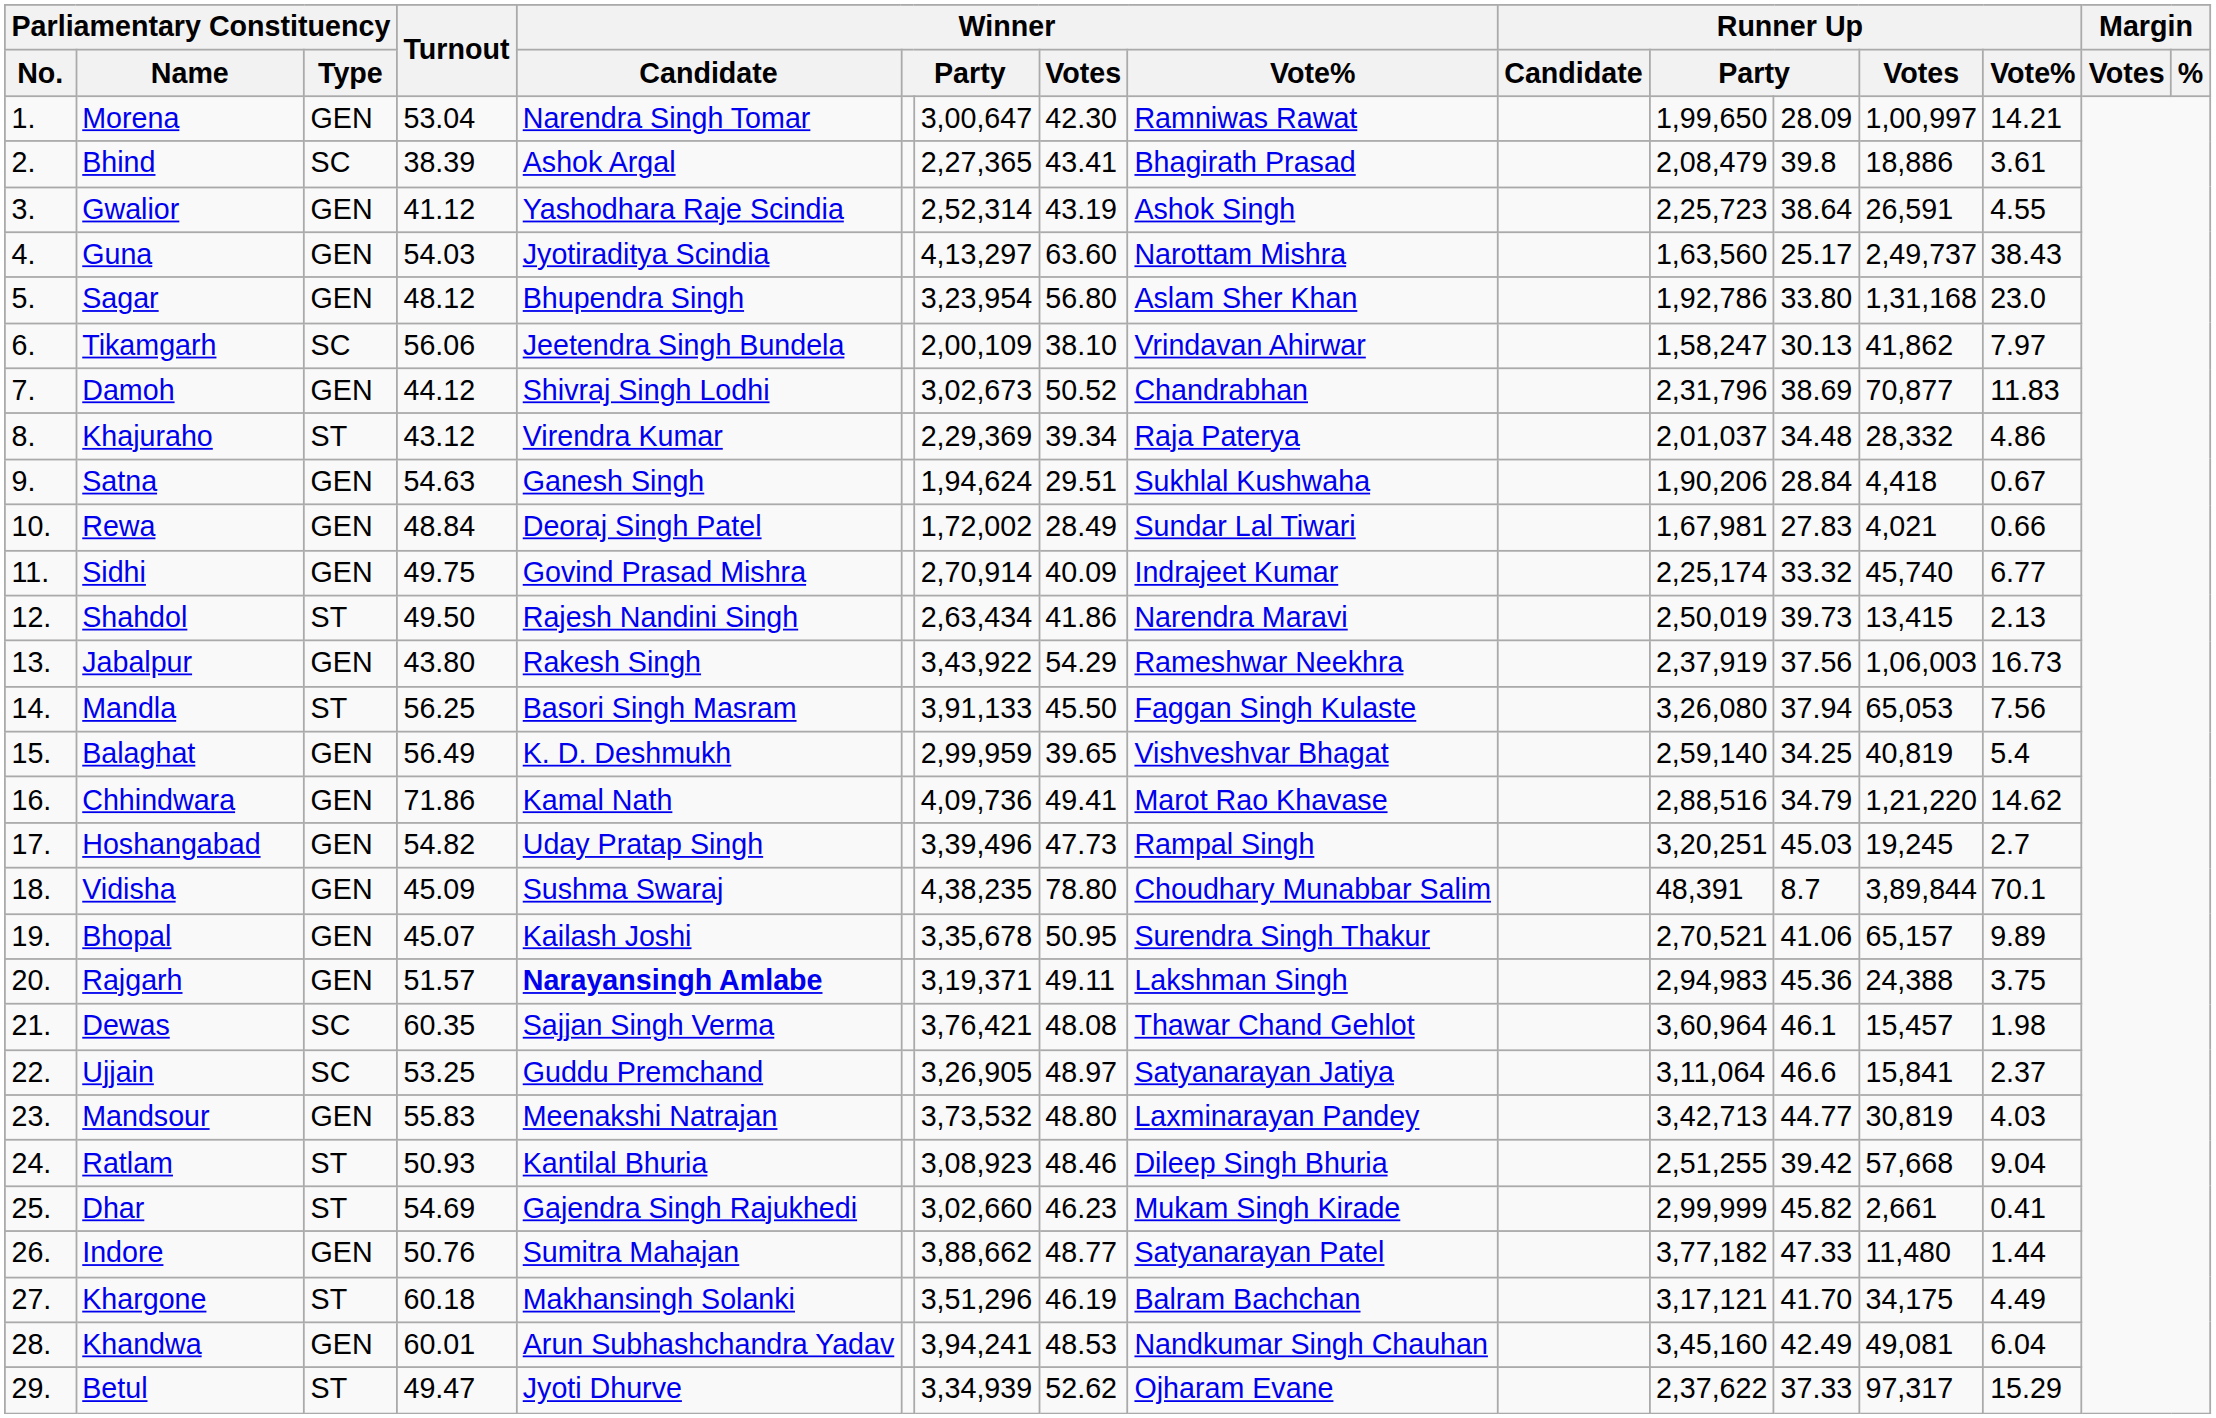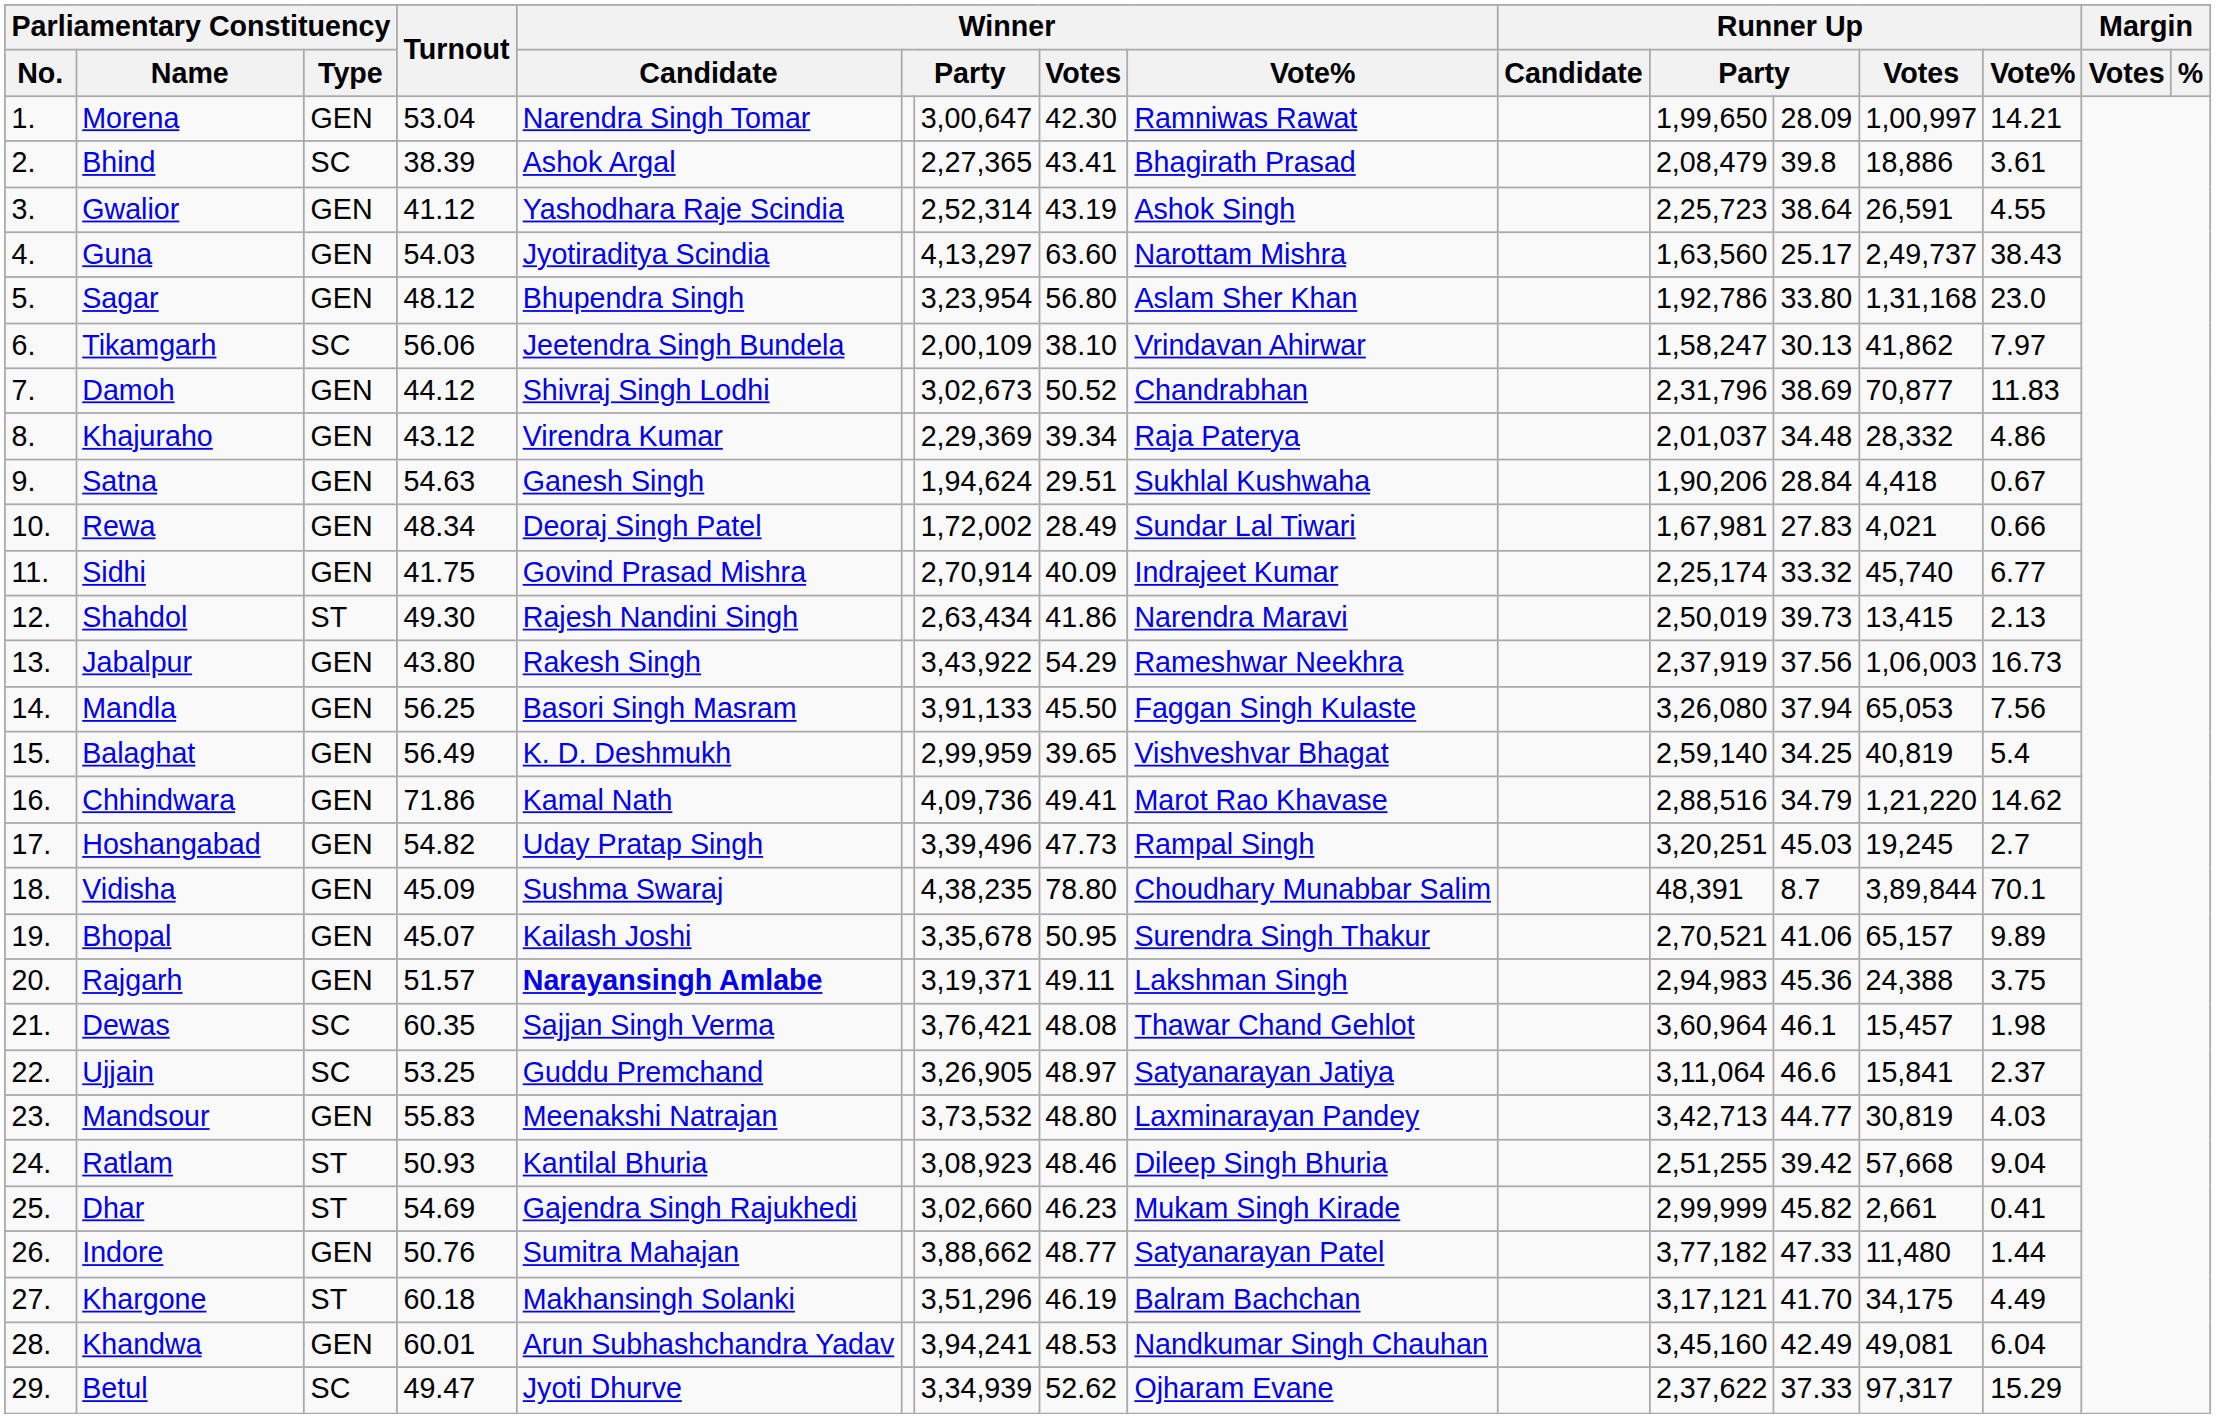(329, 436) ST -> (342, 436) GEN
(439, 526) 48.84 -> (439, 526) 48.34
(439, 572) 49.75 -> (439, 572) 41.75
(439, 617) 49.50 -> (439, 617) 49.30
(329, 708) ST -> (342, 708) GEN
(329, 1389) ST -> (330, 1389) SC
